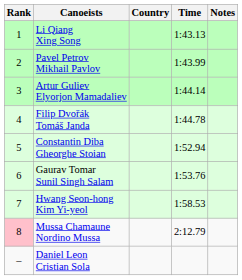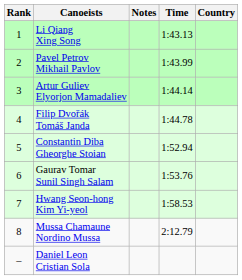columns swapped: (150, 12) <-> (223, 12)
(19, 232) pink background -> (19, 232) no background
